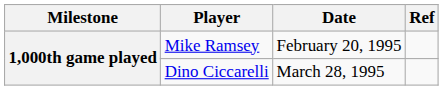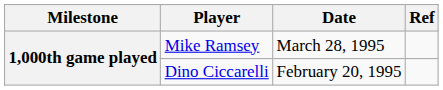(339, 44) February 20, 1995 -> (330, 44) March 28, 1995
(330, 71) March 28, 1995 -> (339, 71) February 20, 1995
